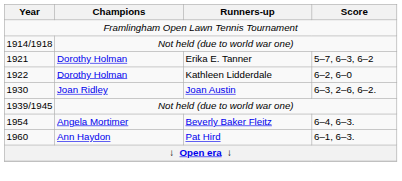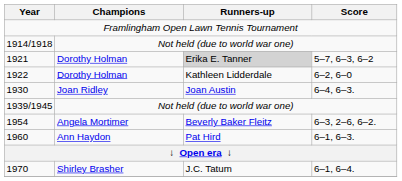(219, 58) no background -> (219, 58) lightgrey background
(345, 90) 6–3, 2–6, 6–2. -> (334, 90) 6–4, 6–3.
(334, 121) 6–4, 6–3. -> (345, 121) 6–3, 2–6, 6–2.
+ row: (17, 168)
